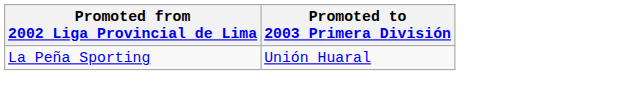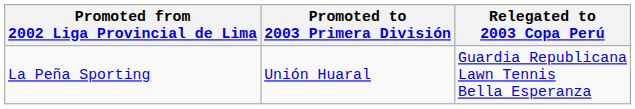+ column: (542, 25)
